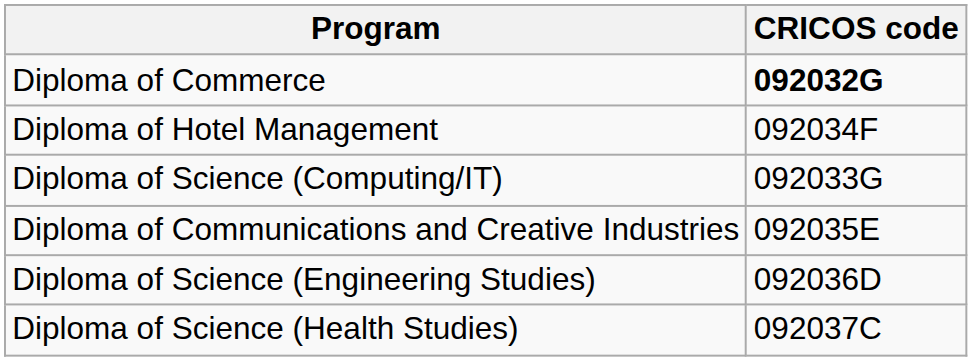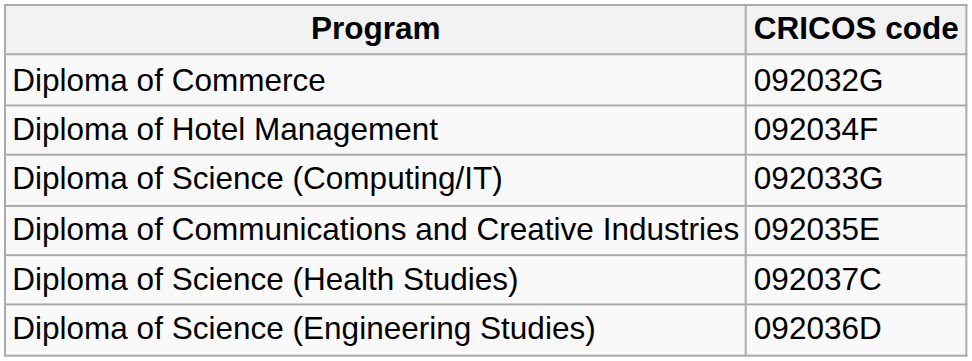(819, 79) bold -> (819, 79) normal
rows swapped: (304, 279) <-> (265, 329)
